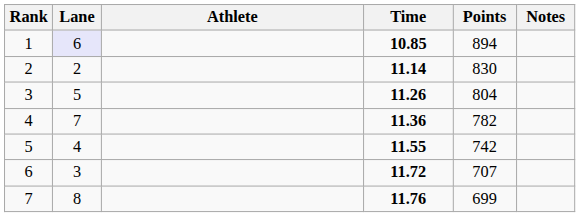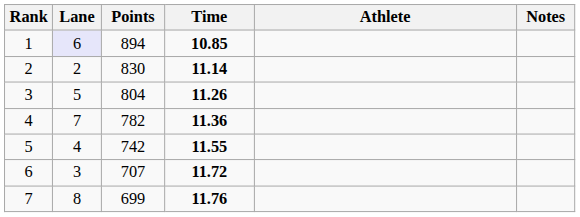columns swapped: (232, 17) <-> (485, 17)
